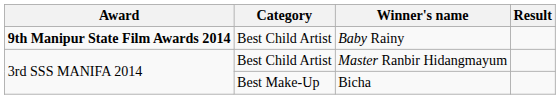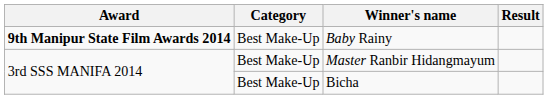(284, 37) Best Child Artist -> (278, 37) Best Make-Up
(284, 60) Best Child Artist -> (278, 60) Best Make-Up
